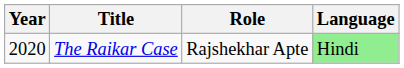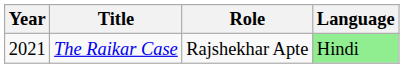(27, 48) 2020 -> (27, 48) 2021
